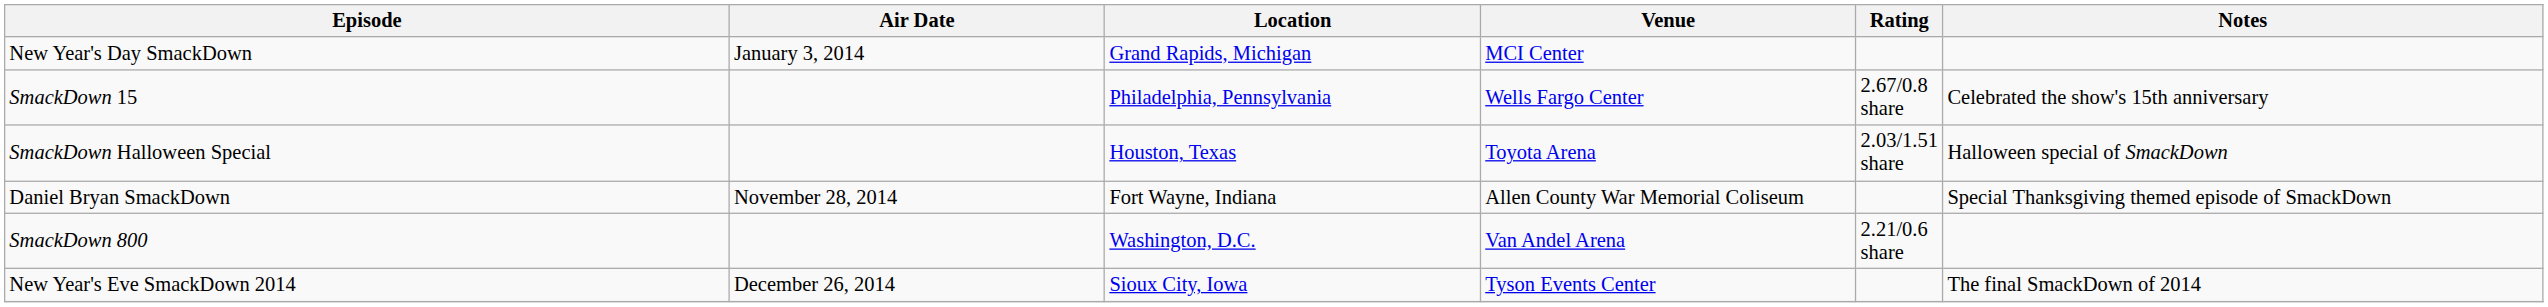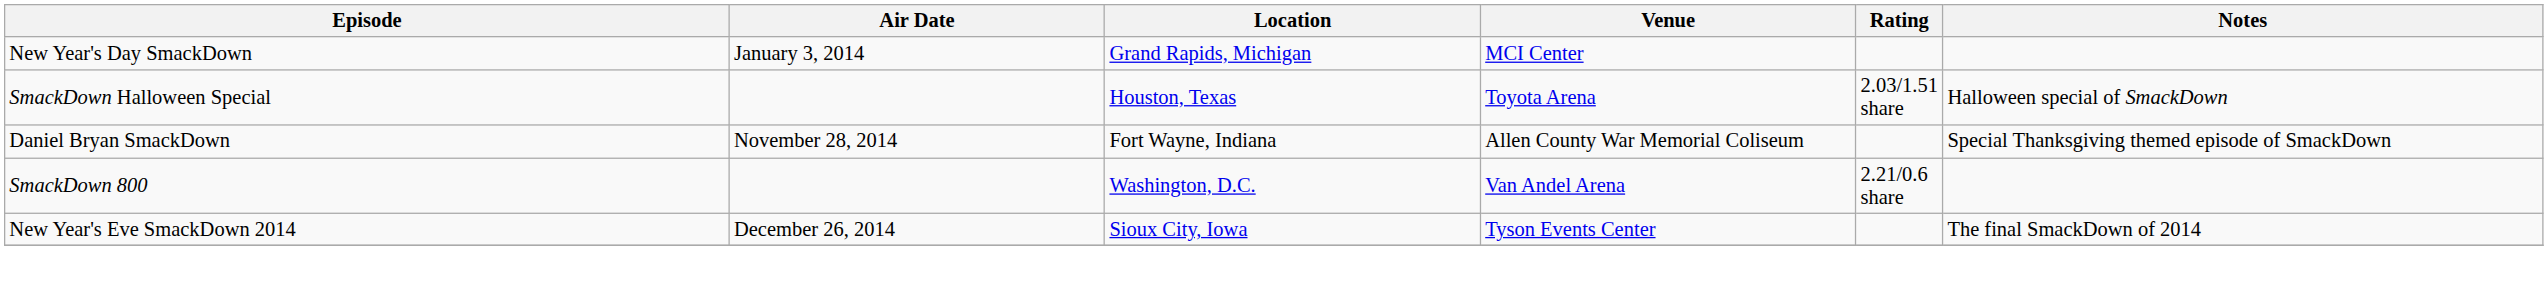- row: (73, 97)
